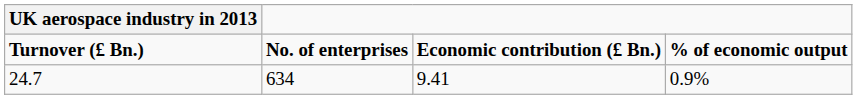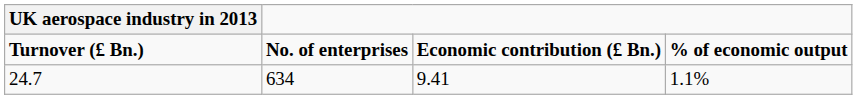(689, 79) 0.9% -> (689, 79) 1.1%
